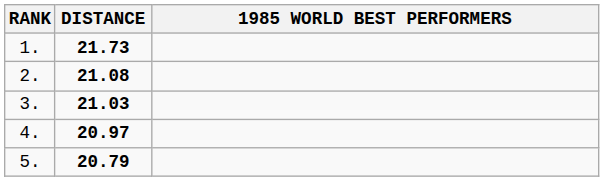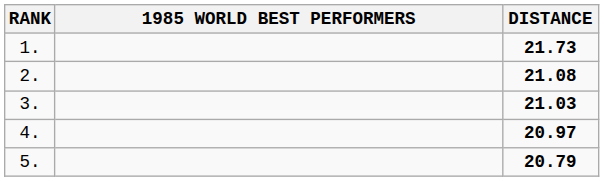columns swapped: (375, 19) <-> (103, 19)
